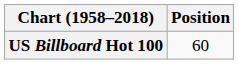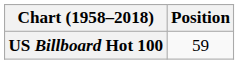(200, 45) 60 -> (200, 45) 59
